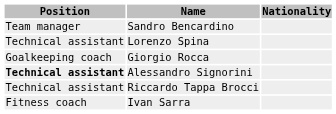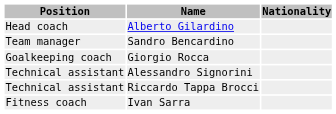+ row: (181, 27)
- row: (168, 42)
(65, 72) bold -> (65, 72) normal
